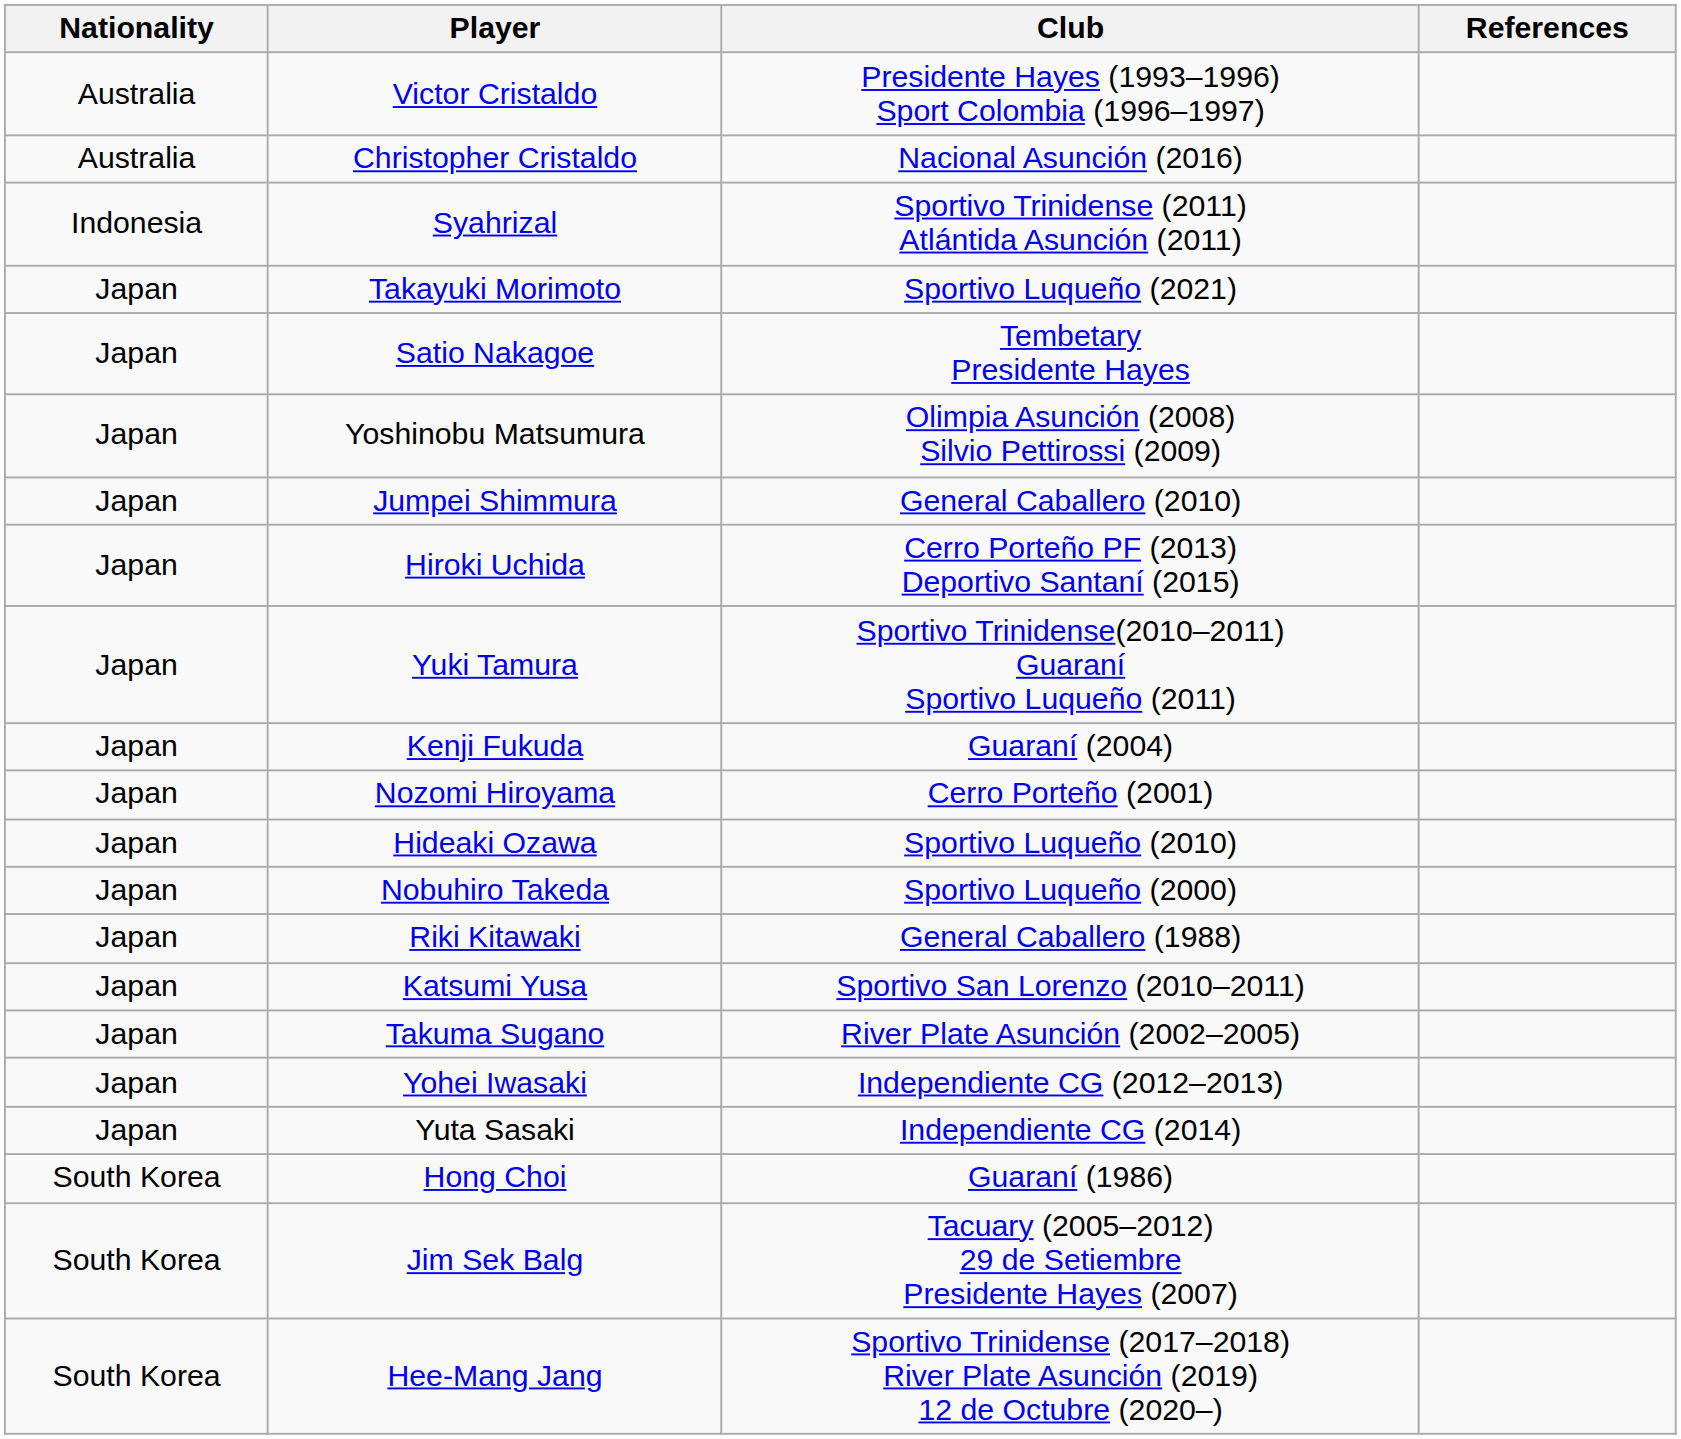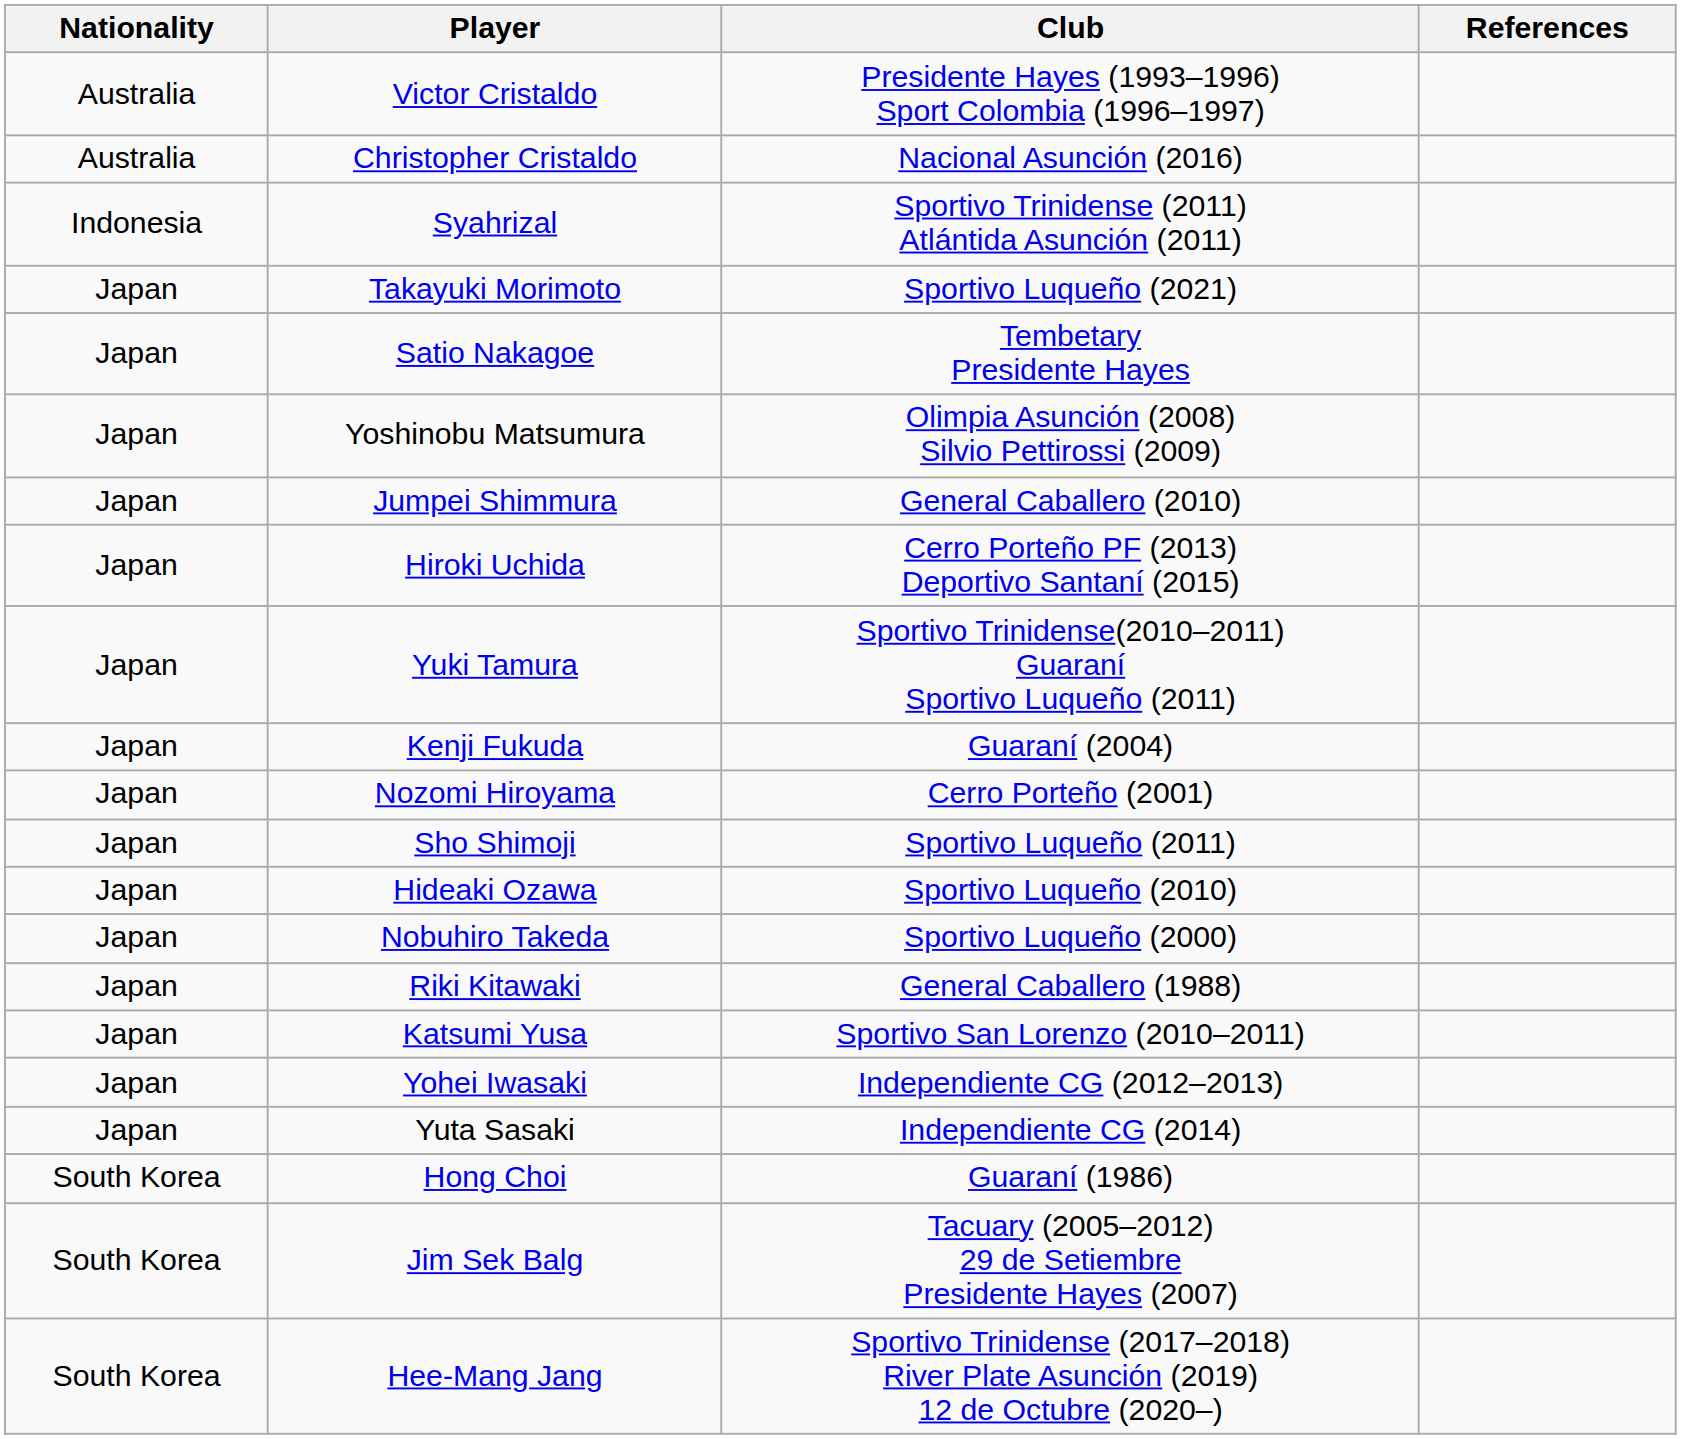+ row: (495, 842)
- row: (495, 1033)
